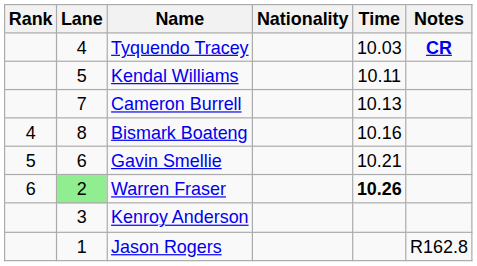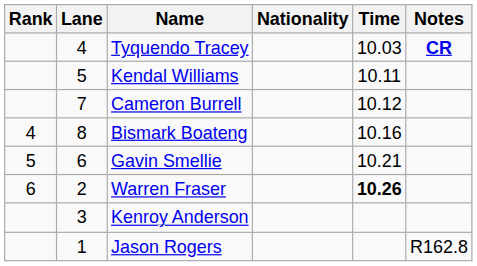(379, 104) 10.13 -> (379, 104) 10.12
(82, 189) lightgreen background -> (82, 189) no background
